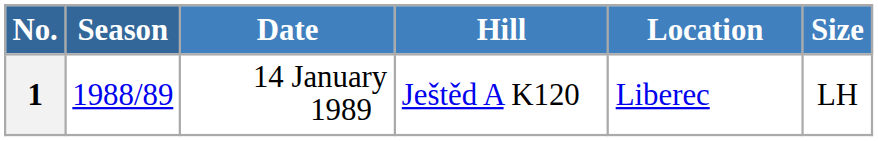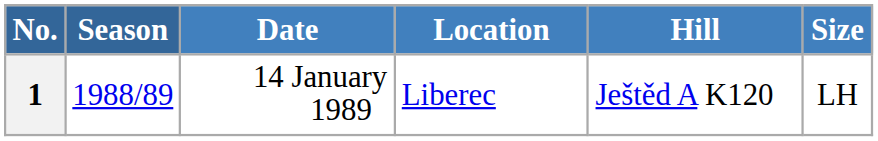columns swapped: (705, 29) <-> (501, 29)
